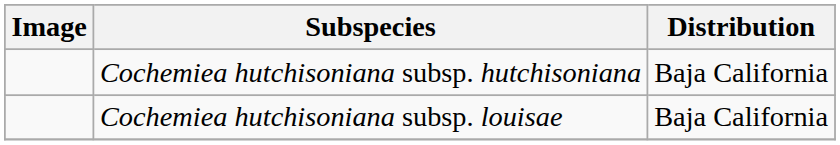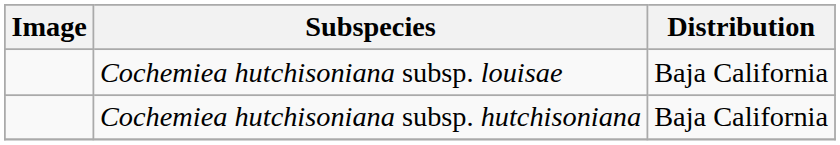rows swapped: (371, 71) <-> (331, 116)
